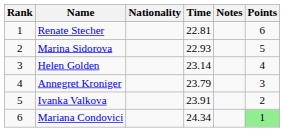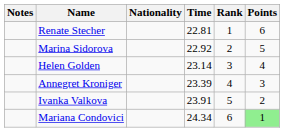columns swapped: (20, 13) <-> (229, 13)
(199, 48) 22.93 -> (199, 48) 22.92
(199, 83) 23.79 -> (199, 83) 23.39
